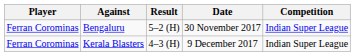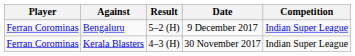(223, 28) 30 November 2017 -> (223, 28) 9 December 2017
(223, 43) 9 December 2017 -> (223, 43) 30 November 2017
